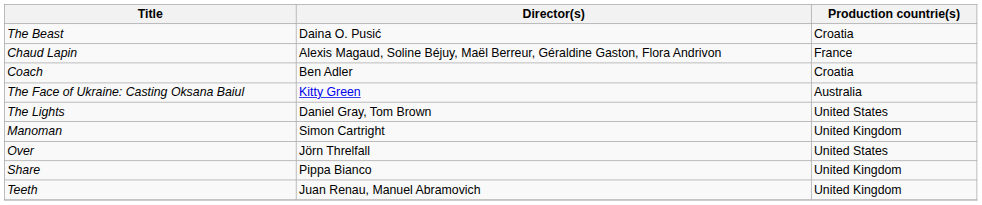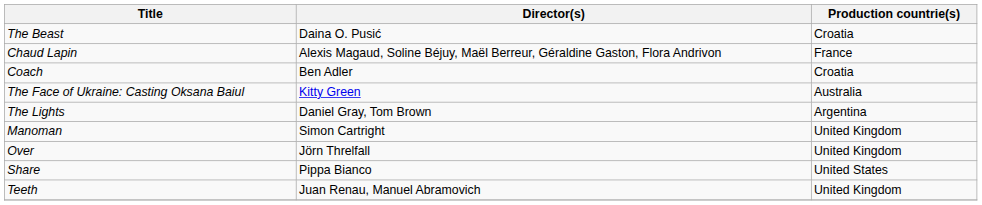(851, 111) United States -> (840, 111) Argentina
(851, 151) United States -> (858, 151) United Kingdom
(858, 170) United Kingdom -> (851, 170) United States
